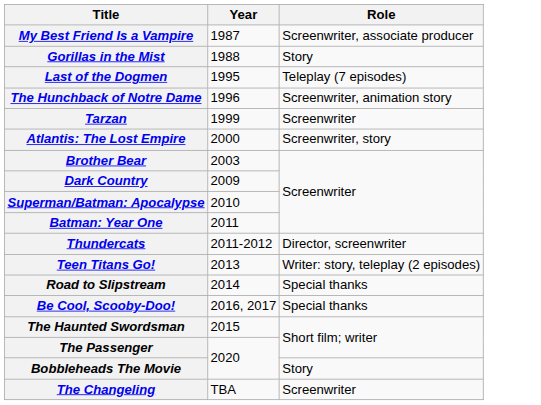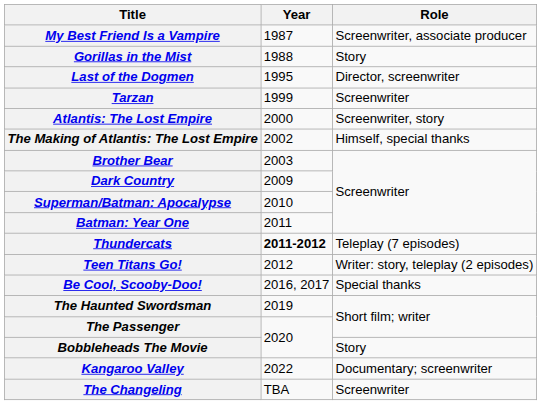(344, 77) Teleplay (7 episodes) -> (397, 77) Director, screenwriter
- row: (106, 98)
+ row: (133, 139)
(241, 243) normal -> (295, 243) bold
(344, 243) Director, screenwriter -> (397, 243) Teleplay (7 episodes)
(225, 264) 2013 -> (278, 264) 2012
- row: (106, 285)
(225, 327) 2015 -> (278, 306) 2019
+ row: (133, 368)
